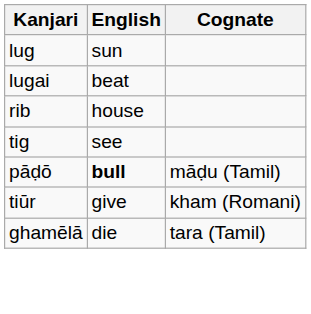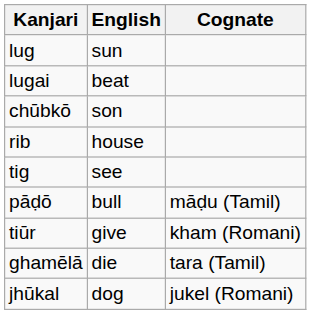+ row: (40, 111)
(109, 171) bold -> (106, 202) normal
+ row: (34, 293)
